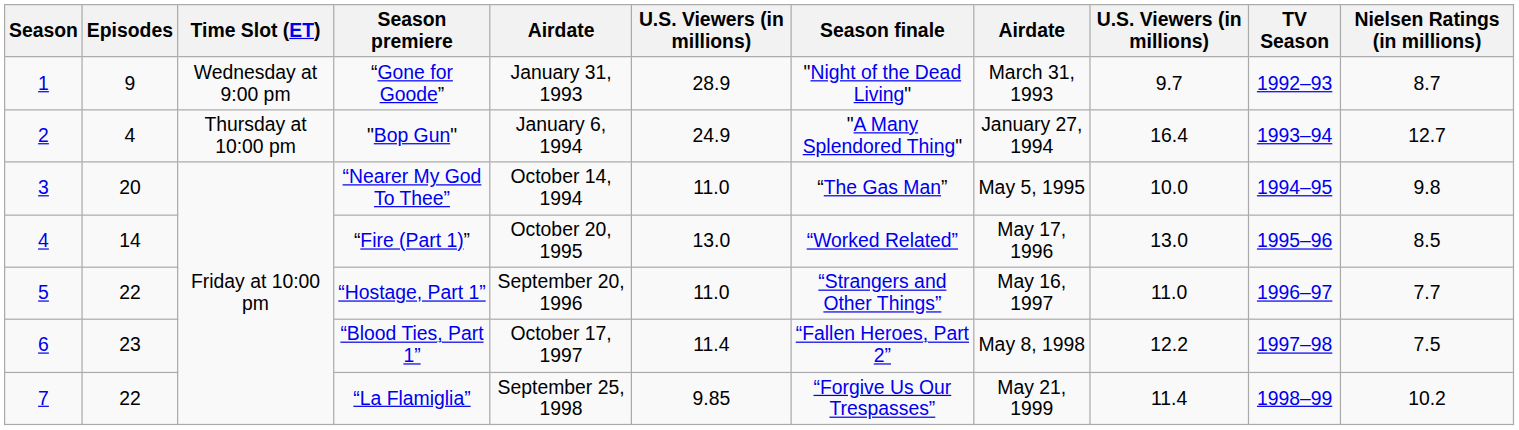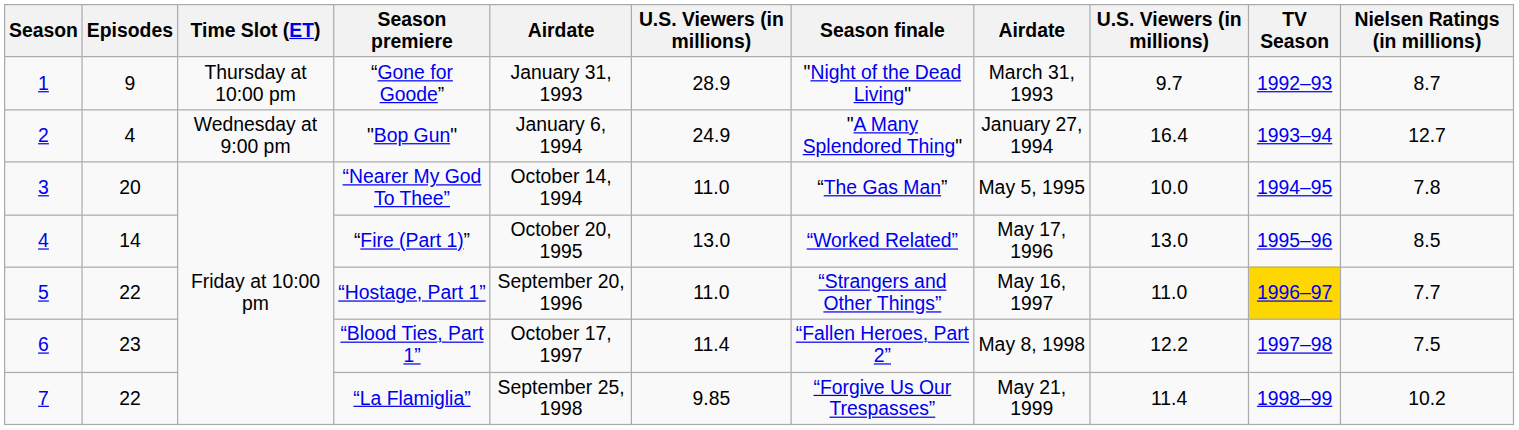(256, 83) Wednesday at 9:00 pm -> (256, 83) Thursday at 10:00 pm
(256, 135) Thursday at 10:00 pm -> (256, 135) Wednesday at 9:00 pm
(1427, 188) 9.8 -> (1427, 188) 7.8
(1295, 293) no background -> (1295, 293) gold background
